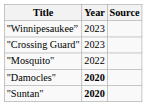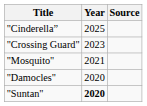+ row: (32, 28)
- row: (42, 28)
(95, 61) 2022 -> (95, 61) 2021
(95, 77) bold -> (95, 77) normal
